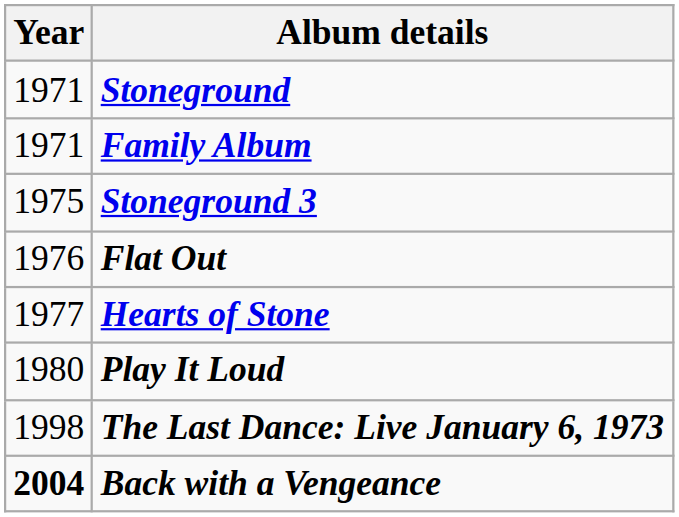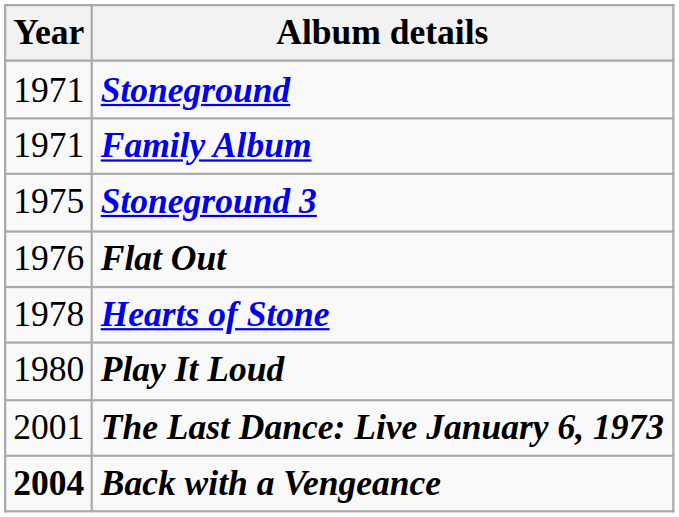(49, 314) 1977 -> (49, 314) 1978
(49, 426) 1998 -> (49, 426) 2001
